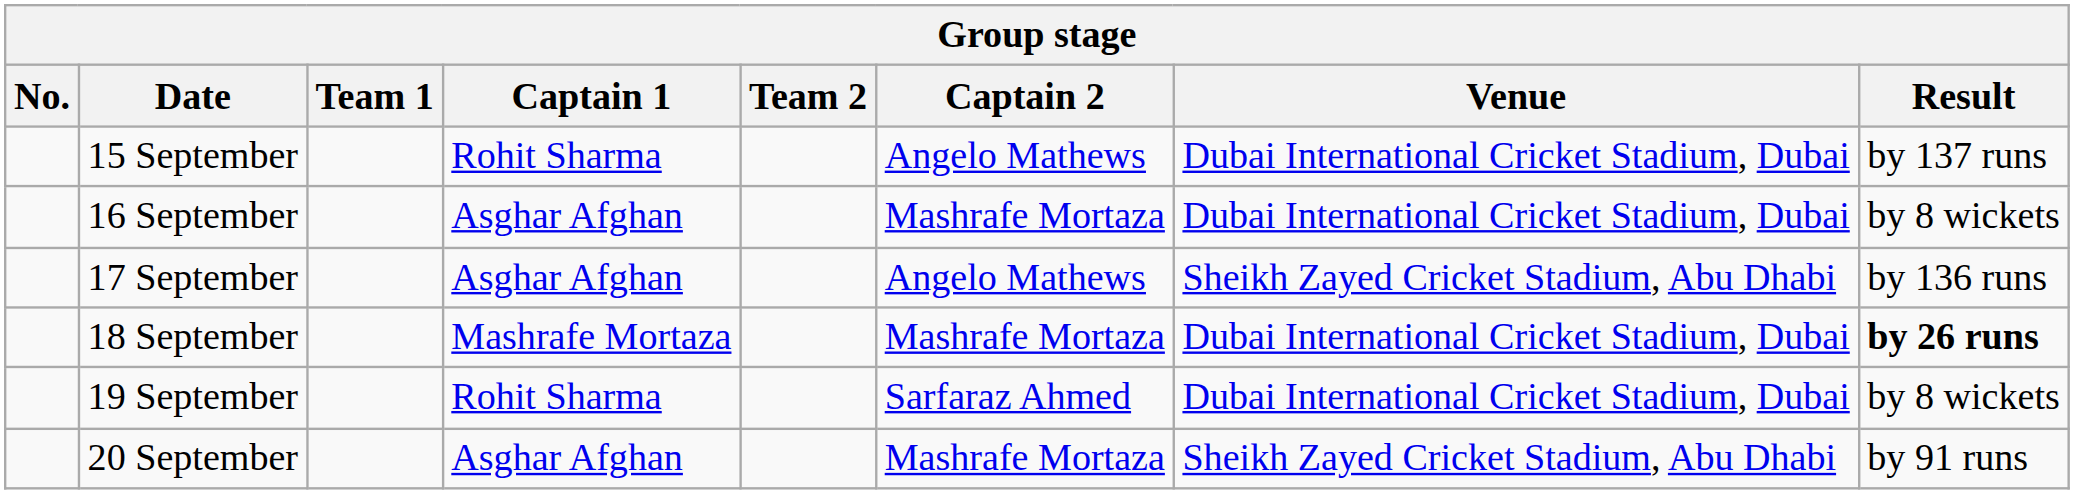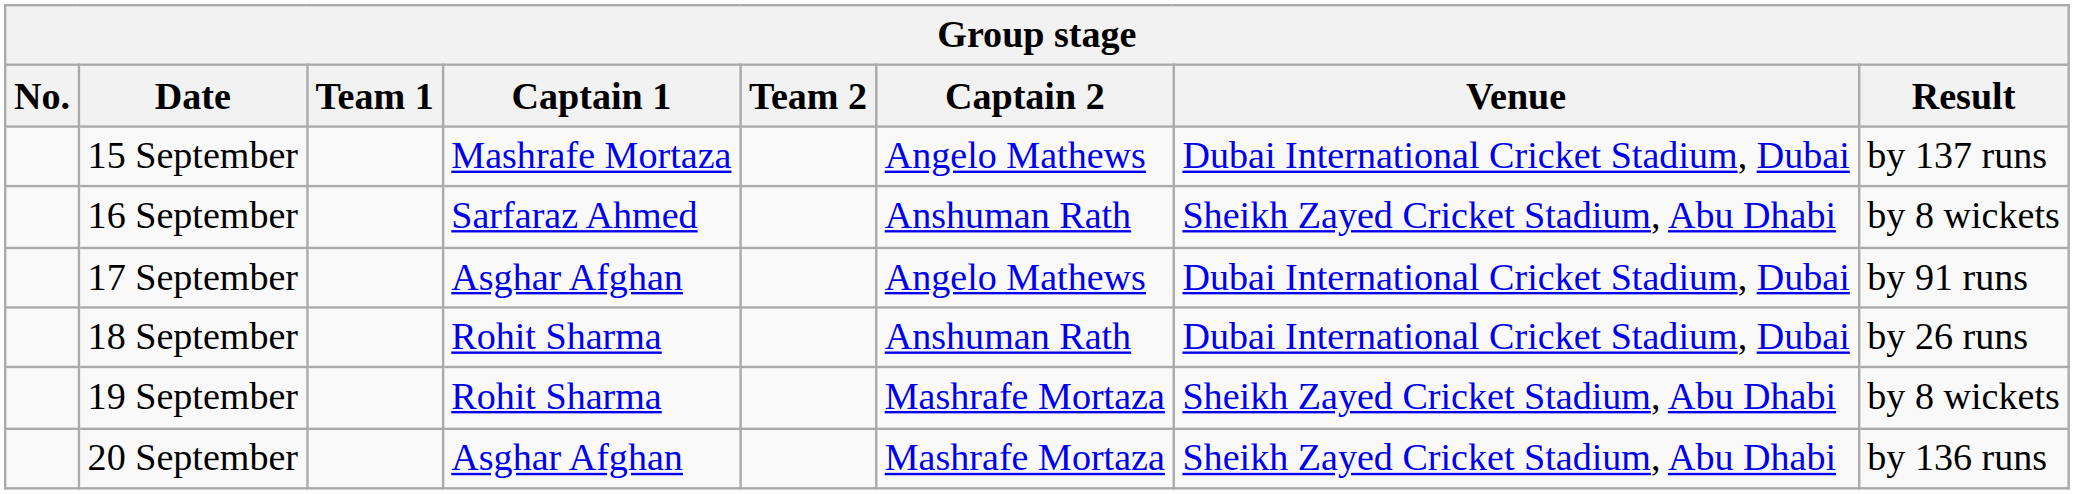(557, 155) Rohit Sharma -> (591, 155) Mashrafe Mortaza
(567, 215) Asghar Afghan -> (574, 215) Sarfaraz Ahmed
(1025, 215) Mashrafe Mortaza -> (1008, 215) Anshuman Rath
(1516, 215) Dubai International Cricket Stadium, Dubai -> (1509, 215) Sheikh Zayed Cricket Stadium, Abu Dhabi
(1509, 276) Sheikh Zayed Cricket Stadium, Abu Dhabi -> (1516, 276) Dubai International Cricket Stadium, Dubai
(1957, 276) by 136 runs -> (1948, 276) by 91 runs
(591, 336) Mashrafe Mortaza -> (557, 336) Rohit Sharma
(1025, 336) Mashrafe Mortaza -> (1008, 336) Anshuman Rath
(1953, 336) bold -> (1948, 336) normal
(1008, 397) Sarfaraz Ahmed -> (1025, 397) Mashrafe Mortaza
(1516, 397) Dubai International Cricket Stadium, Dubai -> (1509, 397) Sheikh Zayed Cricket Stadium, Abu Dhabi
(1948, 457) by 91 runs -> (1957, 457) by 136 runs
